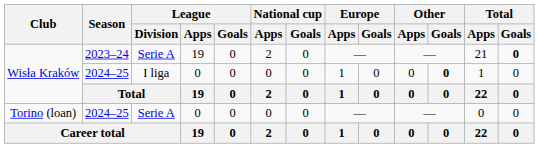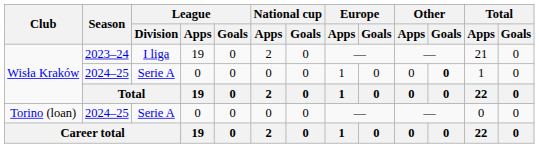(156, 53) Serie A -> (156, 53) I liga
(516, 53) bold -> (516, 53) normal
(156, 73) I liga -> (156, 73) Serie A
